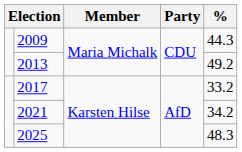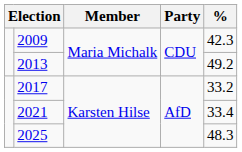(220, 40) 44.3 -> (220, 40) 42.3
(220, 111) 34.2 -> (220, 111) 33.4
